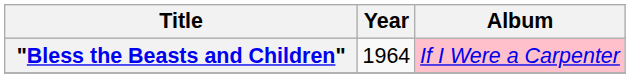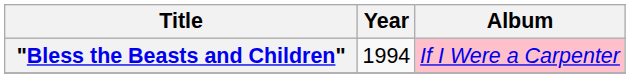(386, 55) 1964 -> (386, 55) 1994
